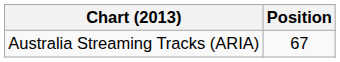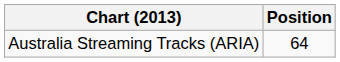(299, 43) 67 -> (299, 43) 64
